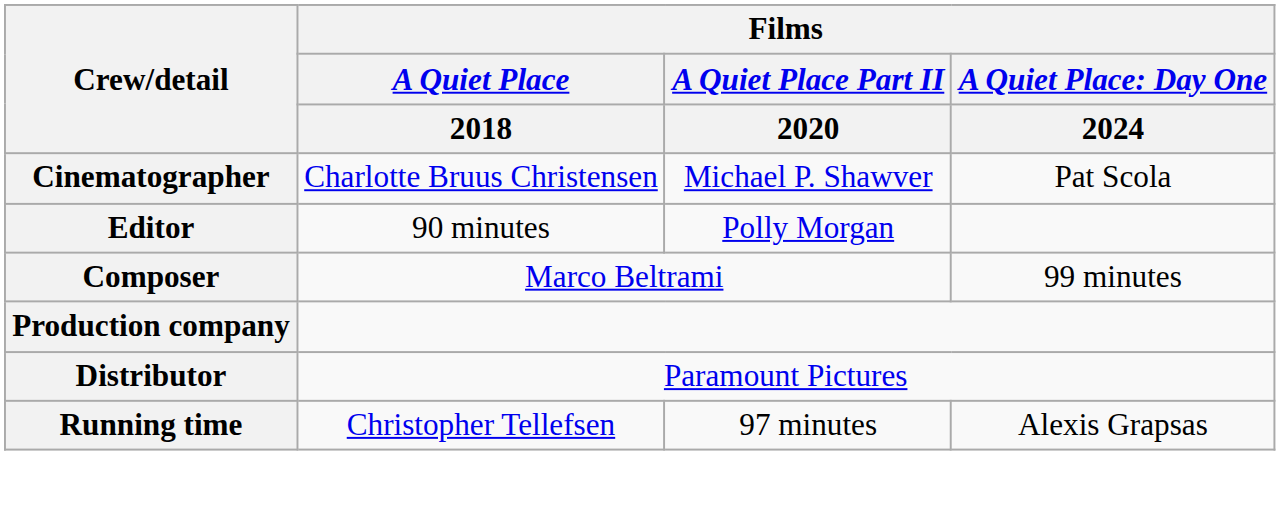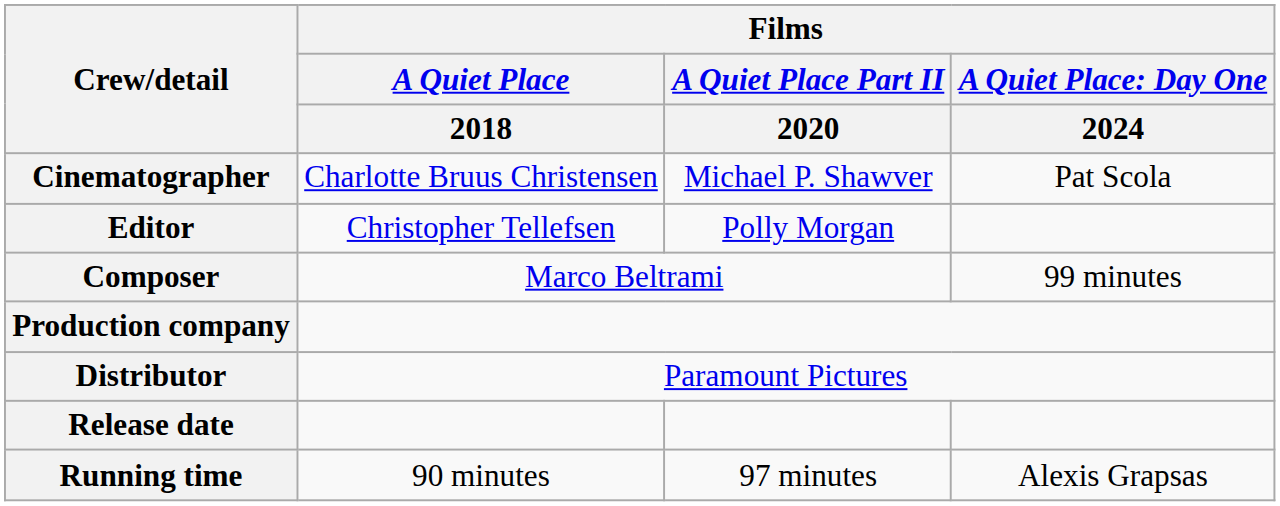(481, 227) 90 minutes -> (481, 227) Christopher Tellefsen
+ row: (151, 425)
(481, 425) Christopher Tellefsen -> (481, 474) 90 minutes
